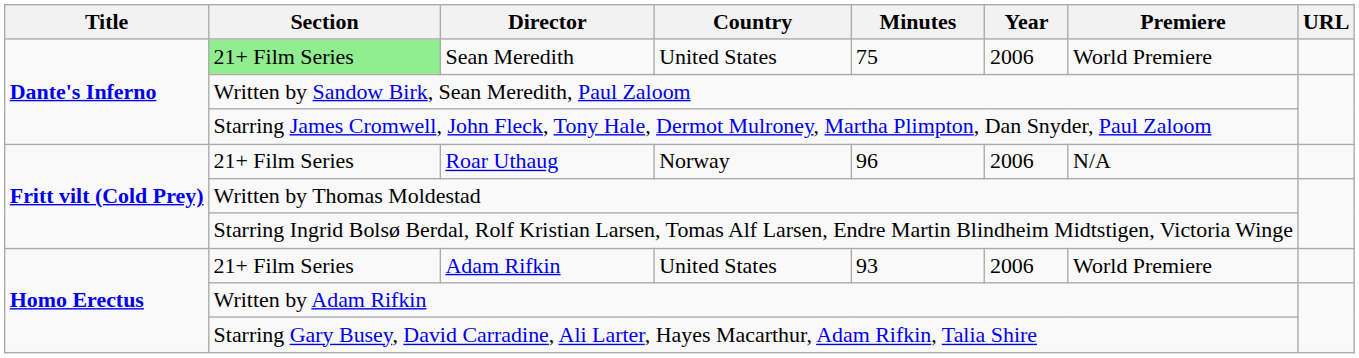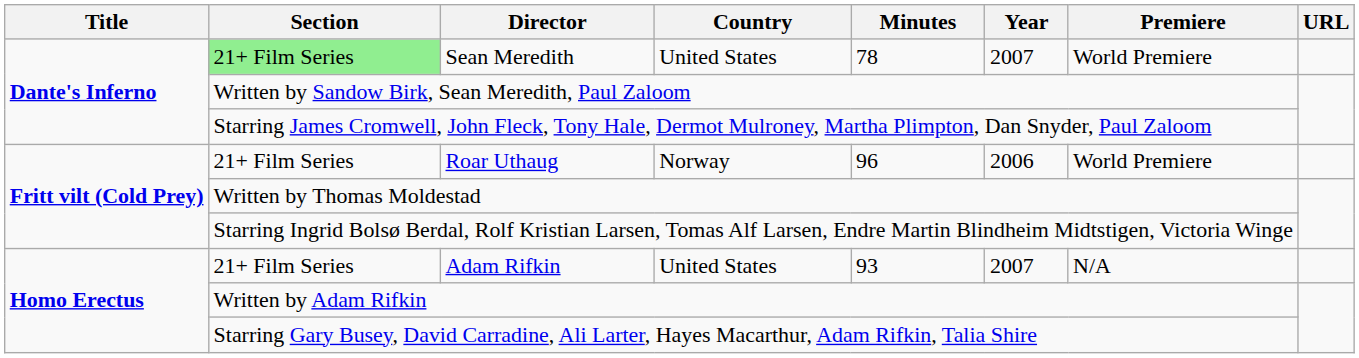(867, 56) 75 -> (867, 56) 78
(1012, 56) 2006 -> (1012, 56) 2007
(1092, 160) N/A -> (1143, 160) World Premiere
(1012, 265) 2006 -> (1012, 265) 2007
(1143, 265) World Premiere -> (1092, 265) N/A
